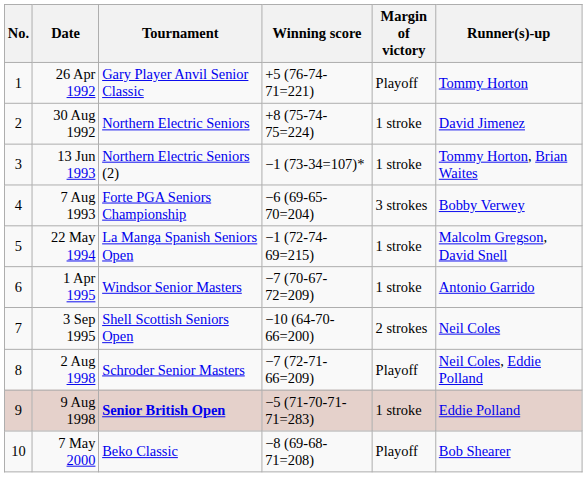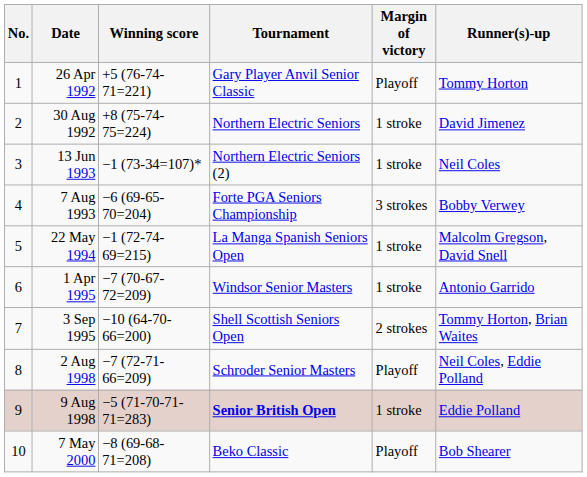columns swapped: (180, 33) <-> (317, 33)
(503, 164) Tommy Horton, Brian Waites -> (469, 164) Neil Coles
(469, 328) Neil Coles -> (503, 328) Tommy Horton, Brian Waites
